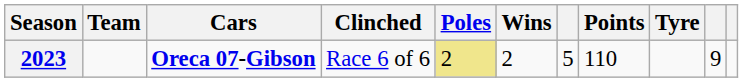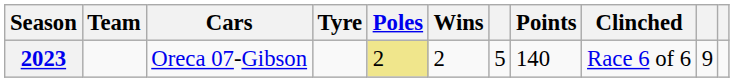columns swapped: (677, 22) <-> (378, 22)
(233, 58) bold -> (229, 58) normal
(601, 58) 110 -> (533, 58) 140
